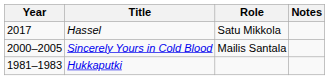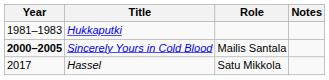rows swapped: (95, 65) <-> (84, 30)
(35, 48) normal -> (35, 48) bold
